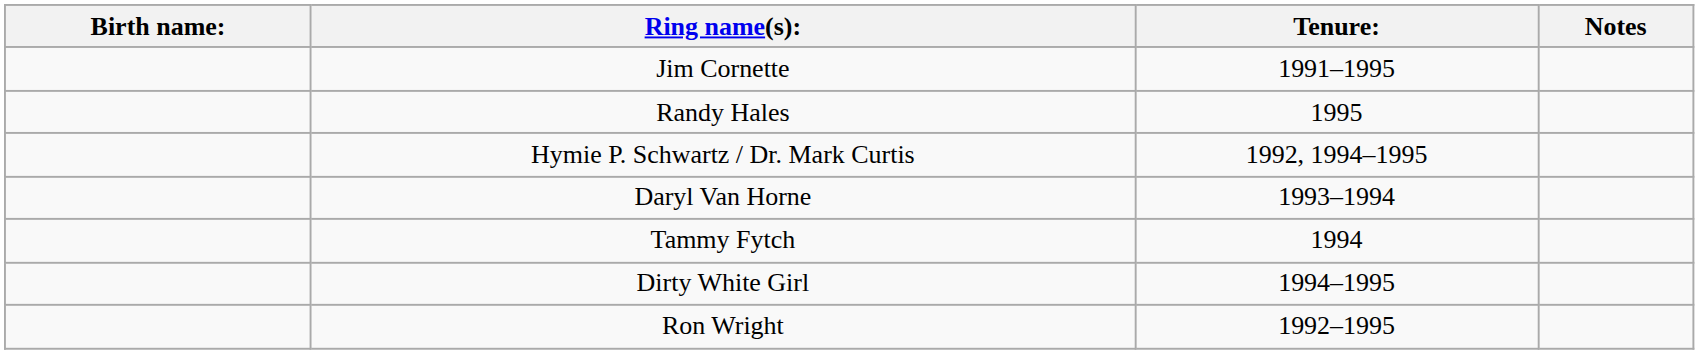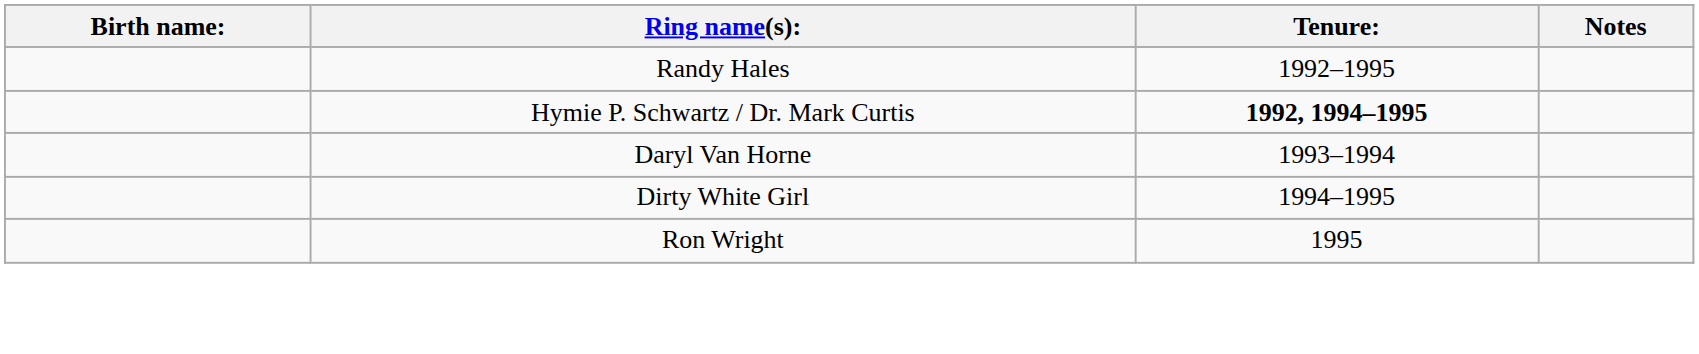- row: (723, 68)
(1337, 111) 1995 -> (1337, 68) 1992–1995
(1337, 154) normal -> (1337, 111) bold
- row: (723, 239)
(1337, 325) 1992–1995 -> (1337, 239) 1995
